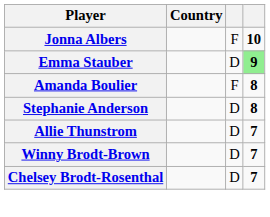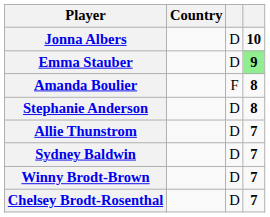(235, 39) F -> (235, 39) D
+ row: (86, 154)
